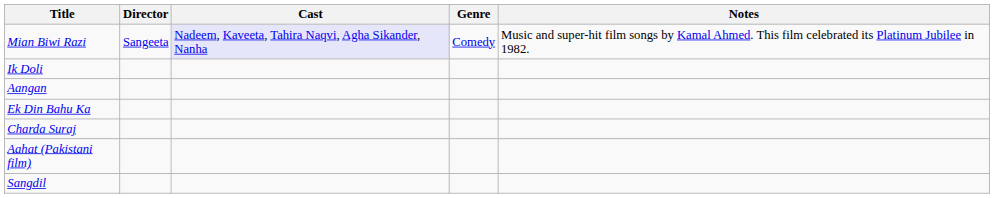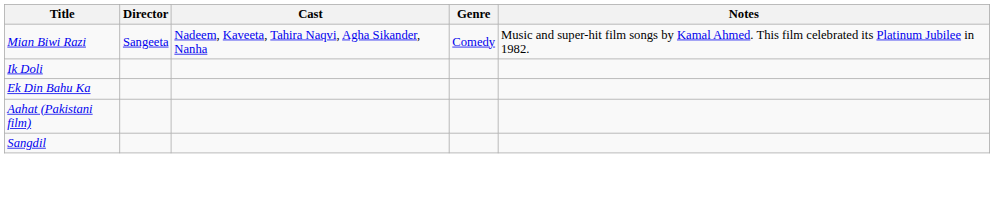(297, 41) lavender background -> (297, 41) no background
- row: (27, 88)
- row: (42, 128)
